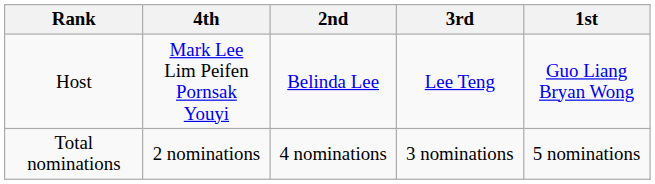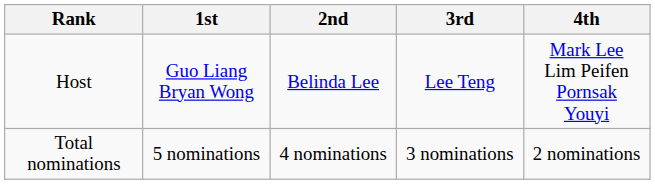columns swapped: (587, 19) <-> (206, 19)
